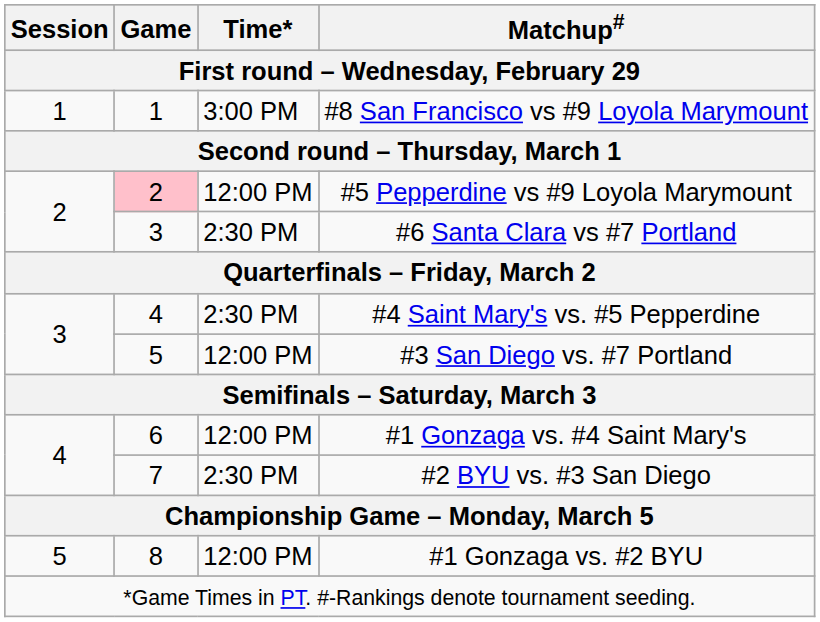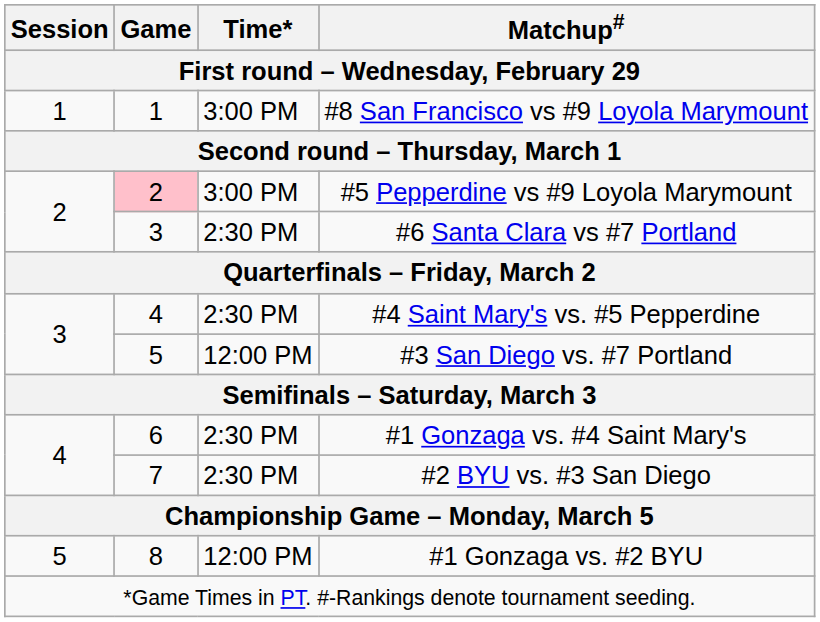(258, 192) 12:00 PM -> (251, 192) 3:00 PM
(258, 435) 12:00 PM -> (251, 435) 2:30 PM
